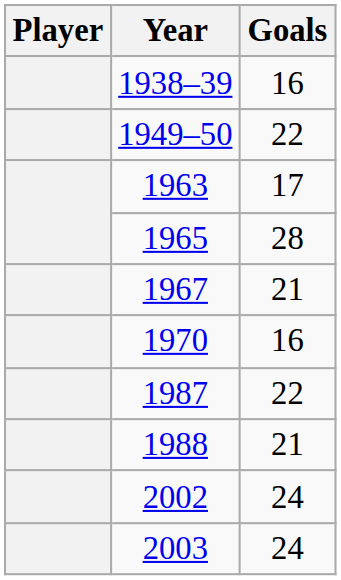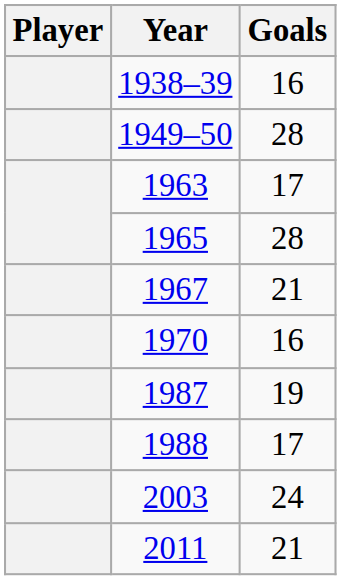(287, 133) 22 -> (287, 133) 28
(287, 392) 22 -> (287, 392) 19
(287, 444) 21 -> (287, 444) 17
- row: (175, 496)
+ row: (175, 548)
